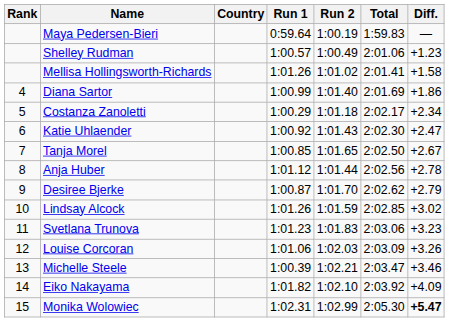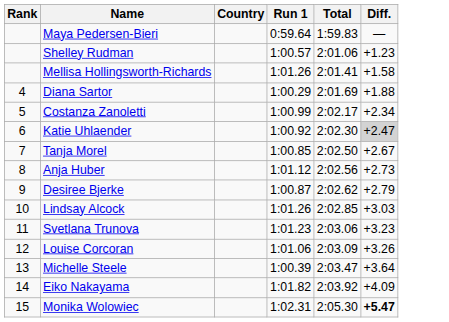- column: (337, 14)
(291, 92) 1:00.99 -> (291, 92) 1:00.29
(426, 92) +1.86 -> (379, 92) +1.88
(291, 111) 1:00.29 -> (291, 111) 1:00.99
(426, 131) no background -> (379, 131) lightgrey background
(426, 170) +2.78 -> (379, 170) +2.73
(426, 209) +3.02 -> (379, 209) +3.03
(426, 268) +3.46 -> (379, 268) +3.64
